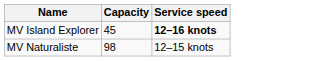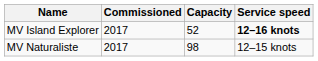+ column: (143, 13)
(110, 30) 45 -> (193, 30) 52
